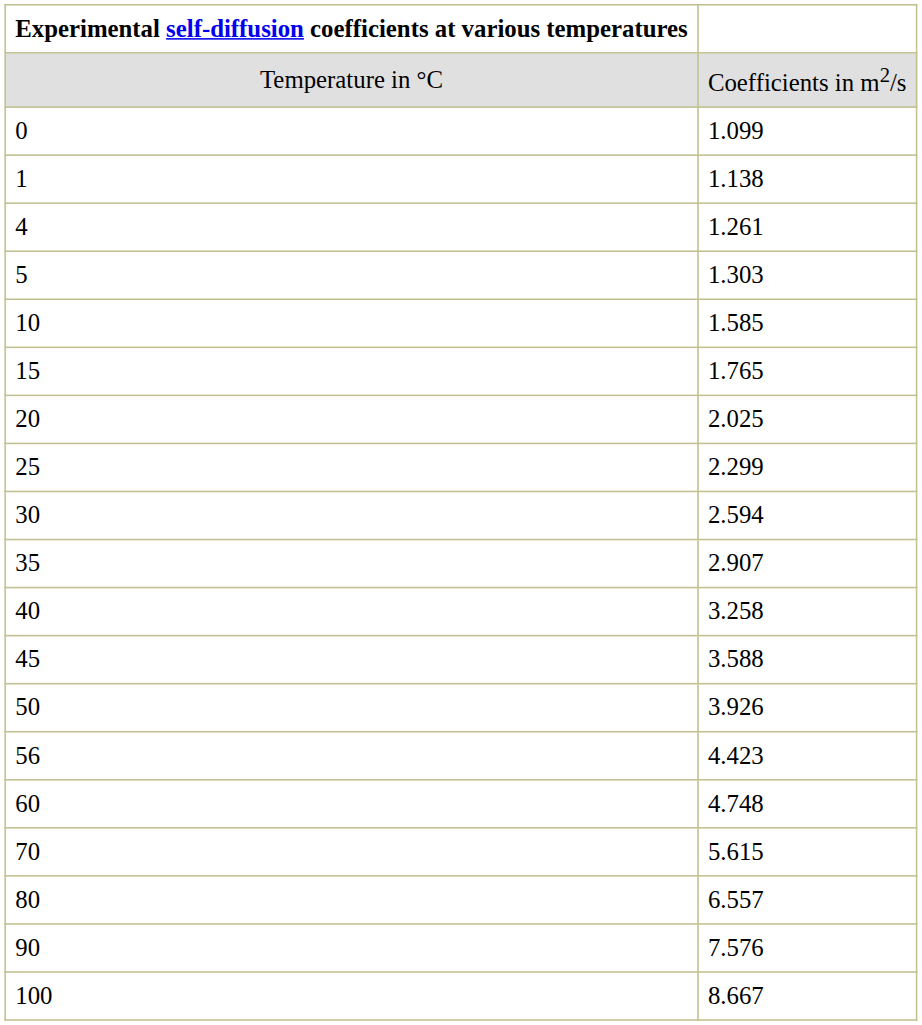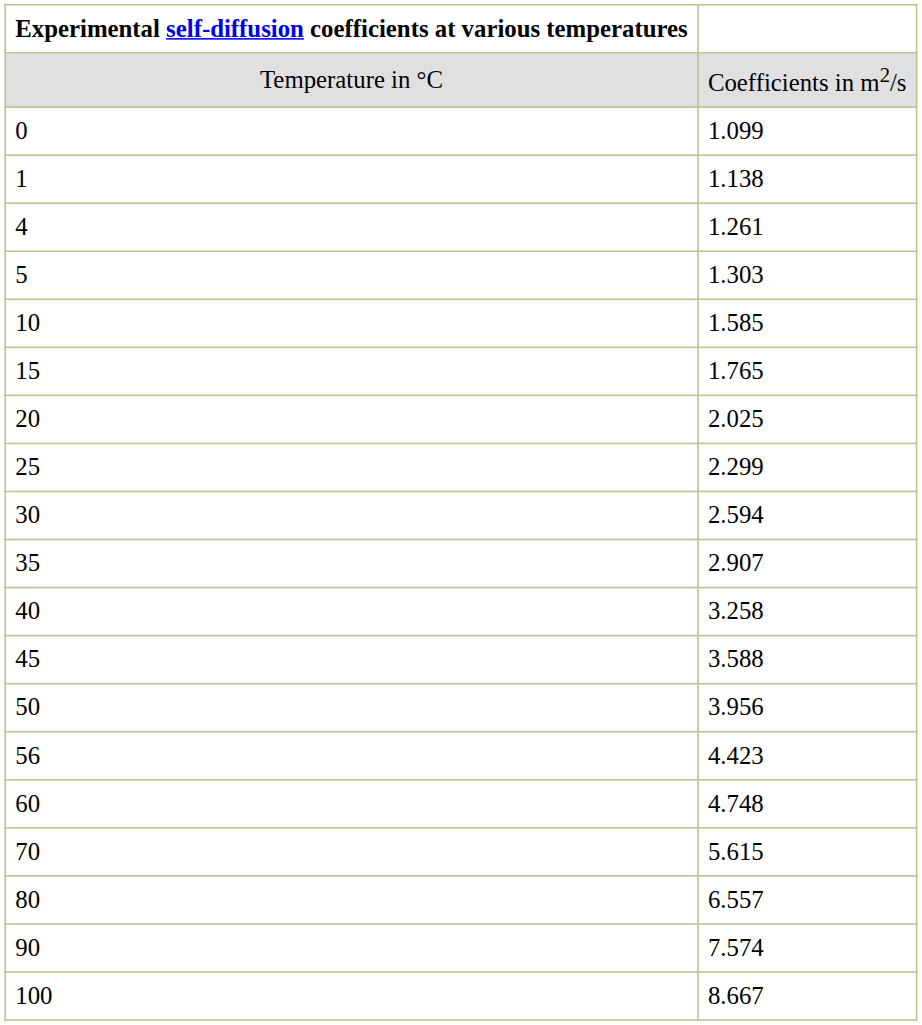(736, 707) 3.926 -> (736, 707) 3.956
(736, 948) 7.576 -> (736, 948) 7.574
